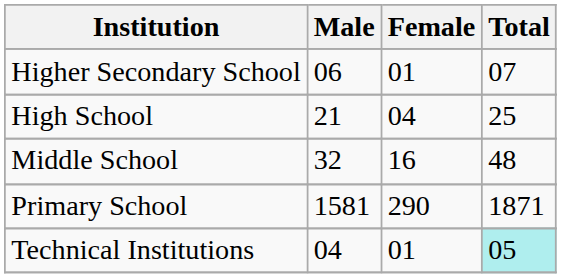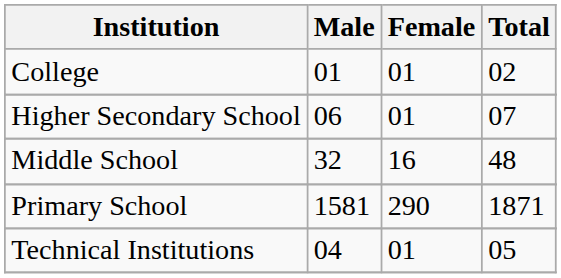+ row: (55, 71)
- row: (82, 116)
(502, 250) paleturquoise background -> (502, 250) no background
